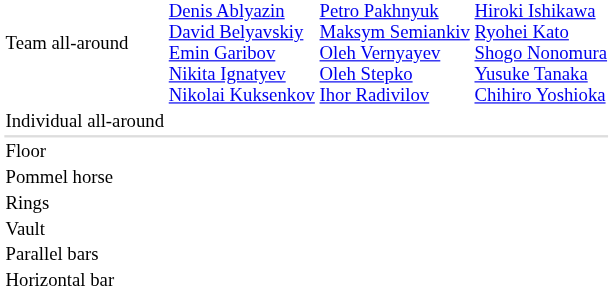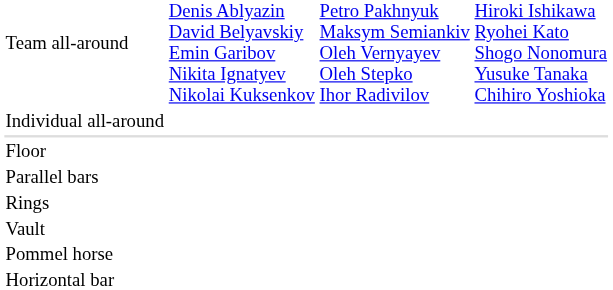rows swapped: (59, 177) <-> (52, 254)
